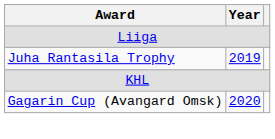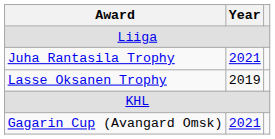(245, 59) 2019 -> (245, 59) 2021
+ row: (87, 80)
(245, 102) 2020 -> (245, 123) 2021
